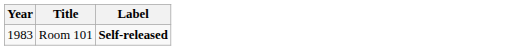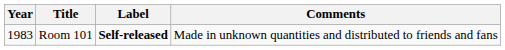+ column: (336, 14)
